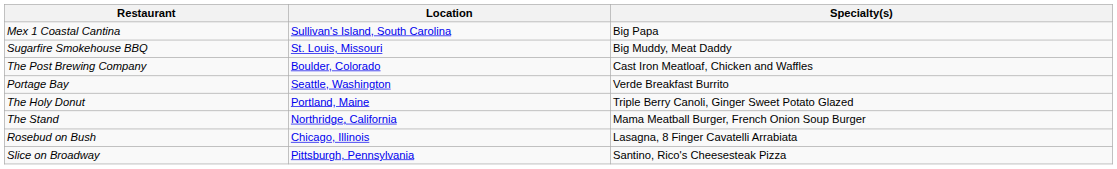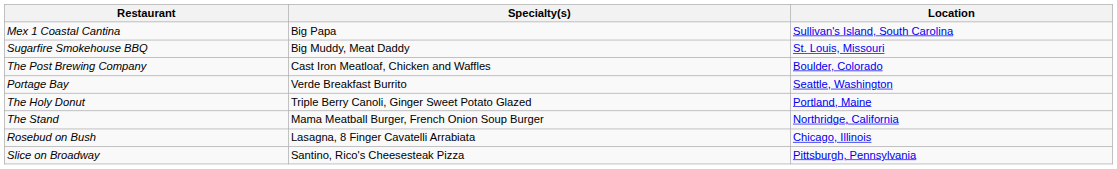columns swapped: (449, 13) <-> (861, 13)
